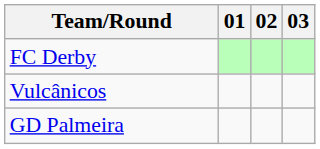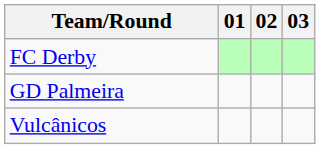rows swapped: (67, 125) <-> (58, 90)
